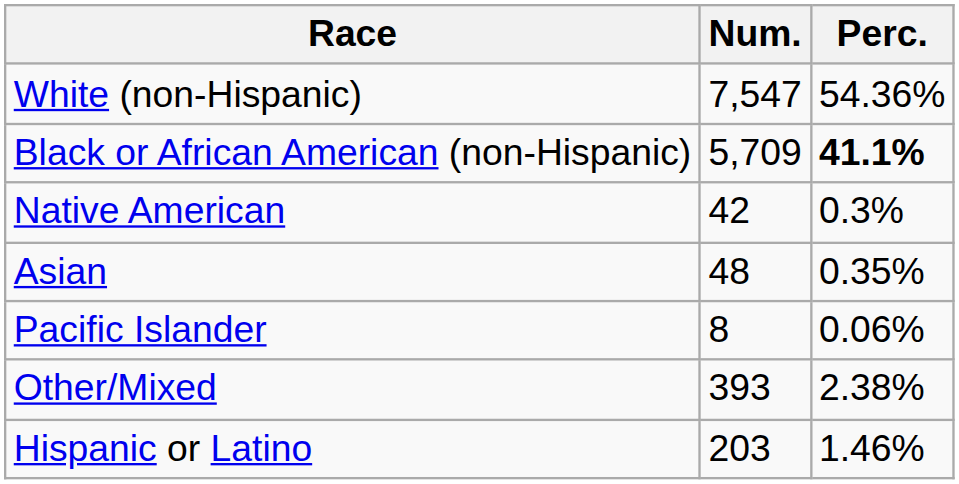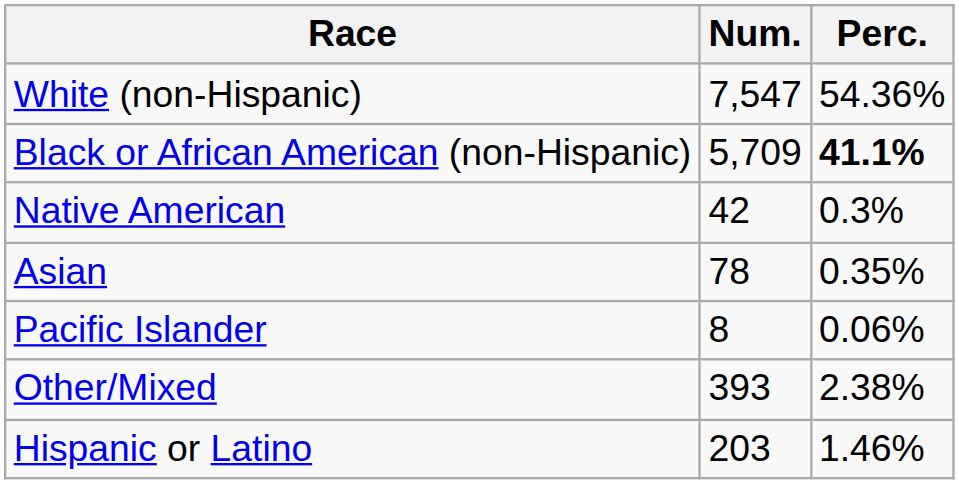(729, 270) 48 -> (729, 270) 78
